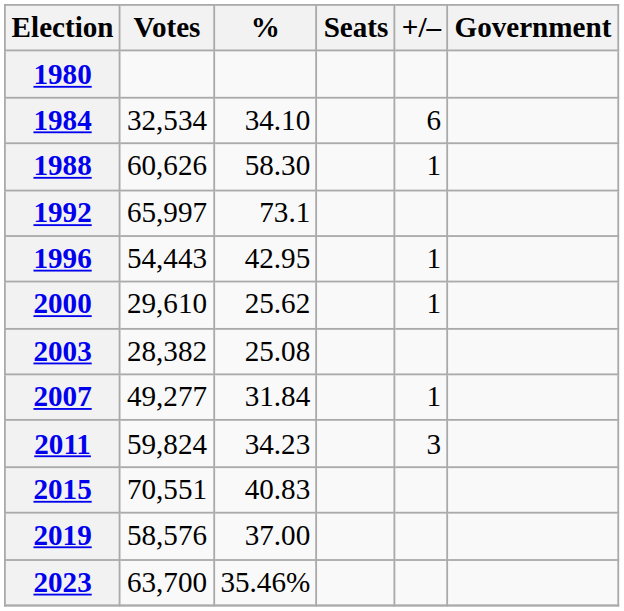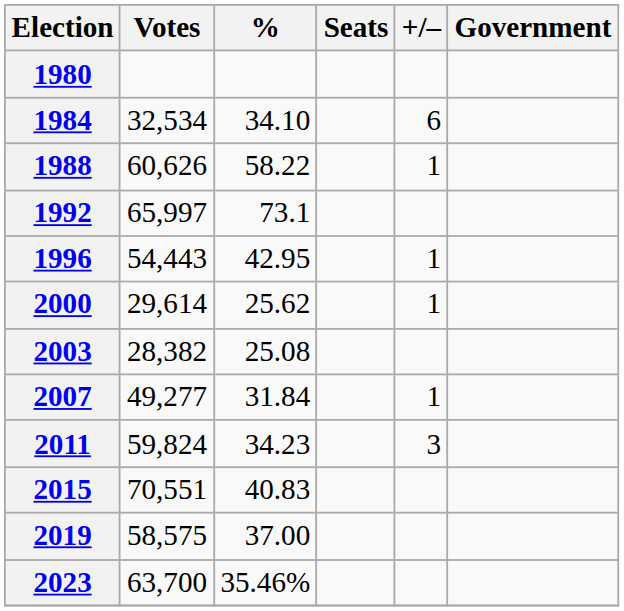(277, 166) 58.30 -> (277, 166) 58.22
(167, 304) 29,610 -> (167, 304) 29,614
(167, 535) 58,576 -> (167, 535) 58,575
